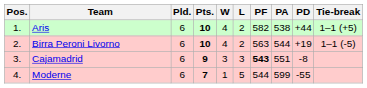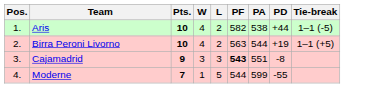- column: (182, 12)
(338, 28) 1–1 (+5) -> (315, 28) 1–1 (-5)
(338, 43) 1–1 (-5) -> (315, 43) 1–1 (+5)
